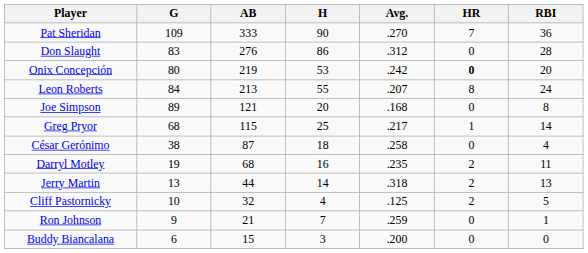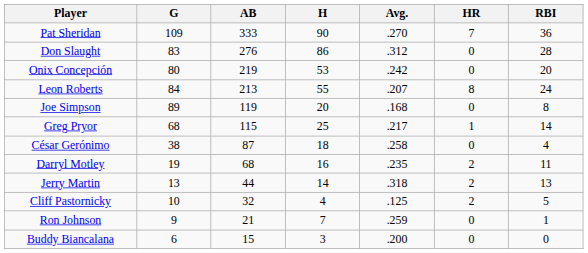(471, 70) bold -> (471, 70) normal
(248, 107) 121 -> (248, 107) 119
